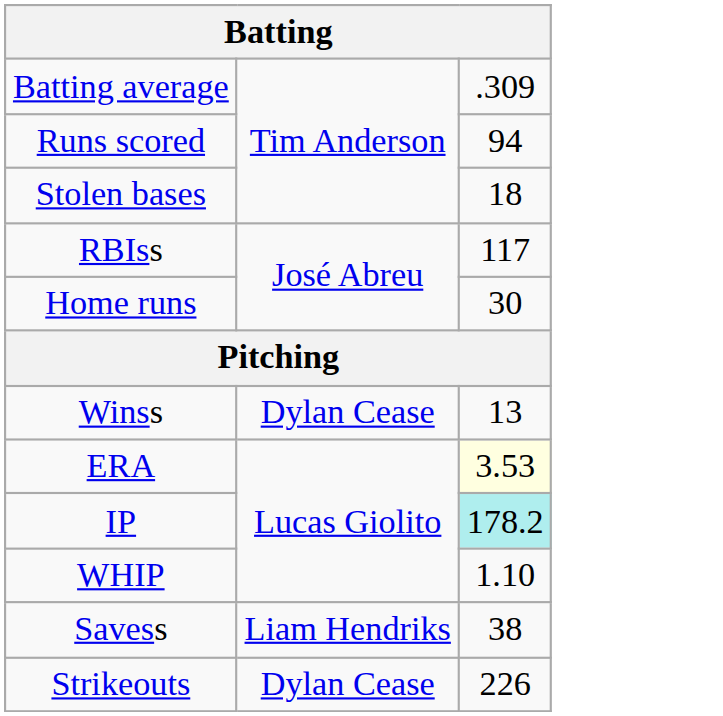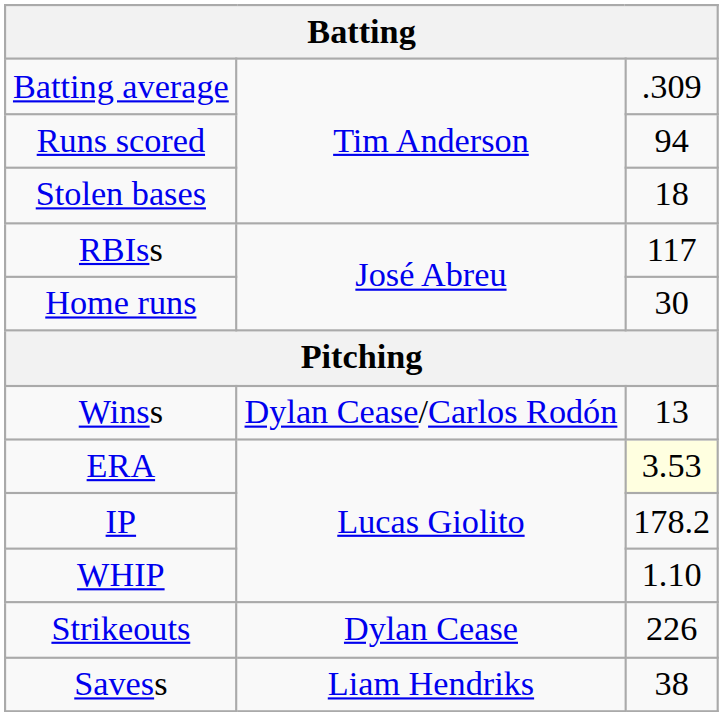(348, 411) Dylan Cease -> (431, 411) Dylan Cease/Carlos Rodón
(505, 520) paleturquoise background -> (672, 520) no background
rows swapped: (121, 683) <-> (121, 628)
